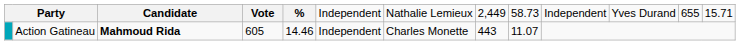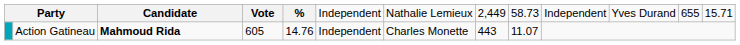(299, 31) 14.46 -> (299, 31) 14.76
